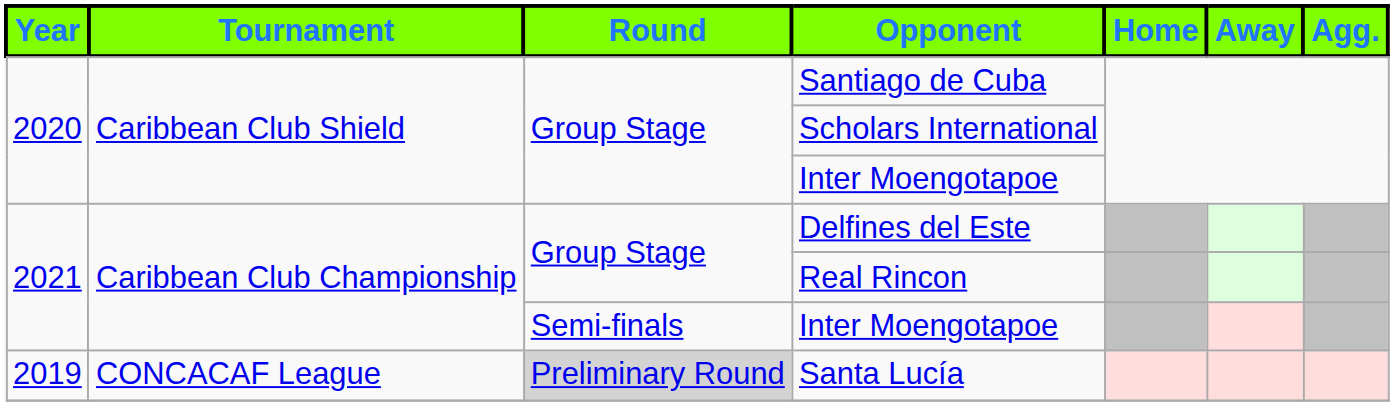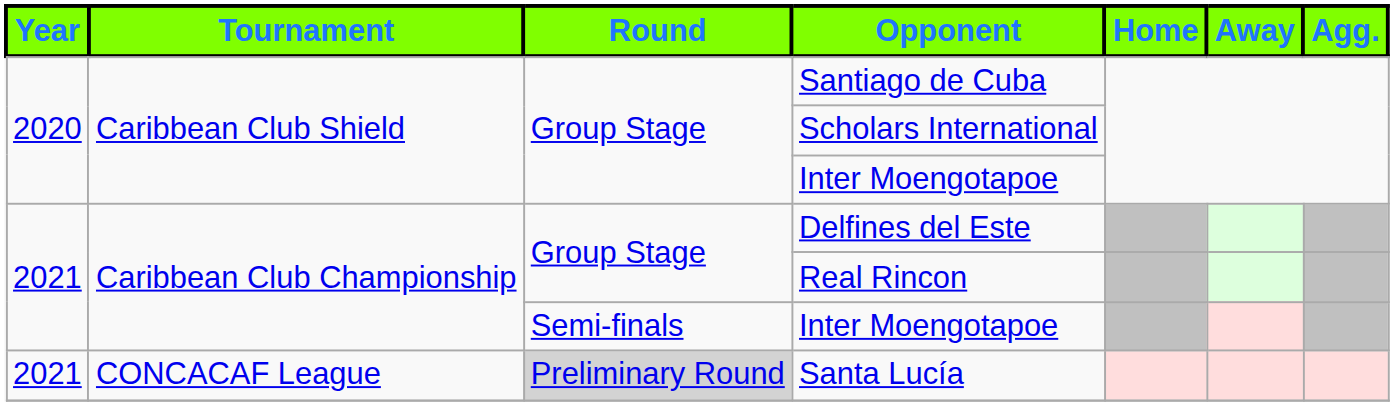(47, 374) 2019 -> (47, 374) 2021
